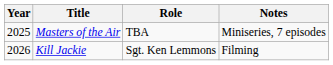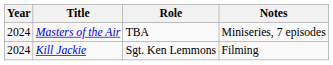(19, 32) 2025 -> (19, 32) 2024
(19, 50) 2026 -> (19, 50) 2024
